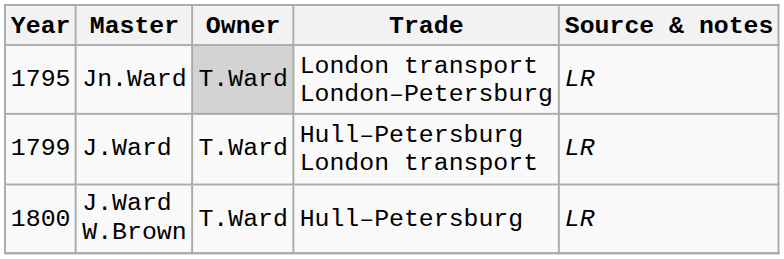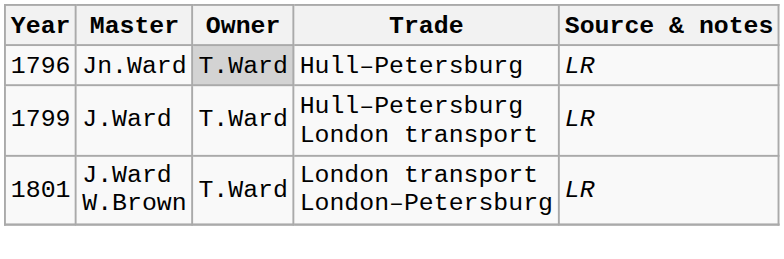(41, 80) 1795 -> (41, 66) 1796
(426, 80) London transport London–Petersburg -> (411, 66) Hull–Petersburg
(41, 218) 1800 -> (41, 190) 1801
(411, 218) Hull–Petersburg -> (426, 190) London transport London–Petersburg
